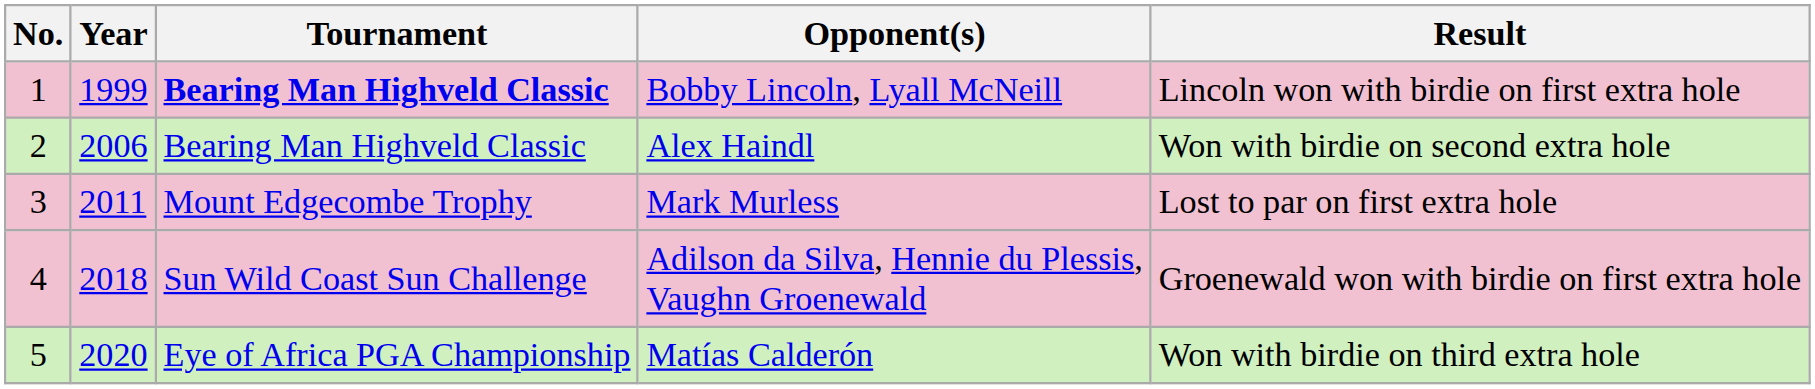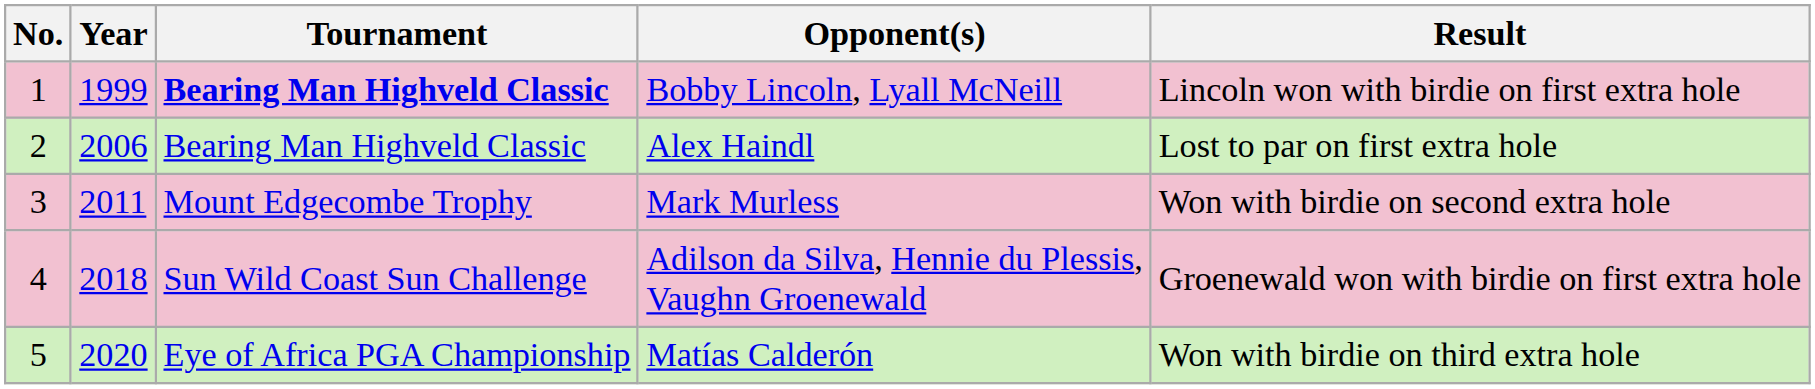(1415, 145) Won with birdie on second extra hole -> (1358, 145) Lost to par on first extra hole
(1358, 202) Lost to par on first extra hole -> (1415, 202) Won with birdie on second extra hole
